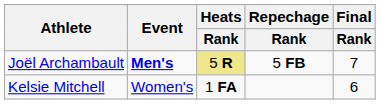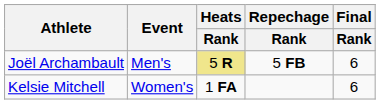(152, 63) bold -> (151, 63) normal
(354, 63) 7 -> (354, 63) 6
